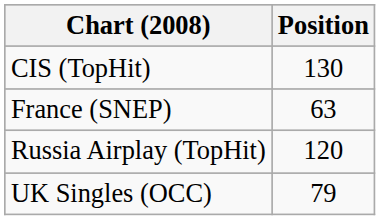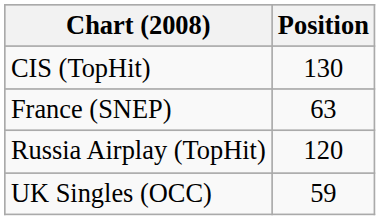(323, 192) 79 -> (323, 192) 59
